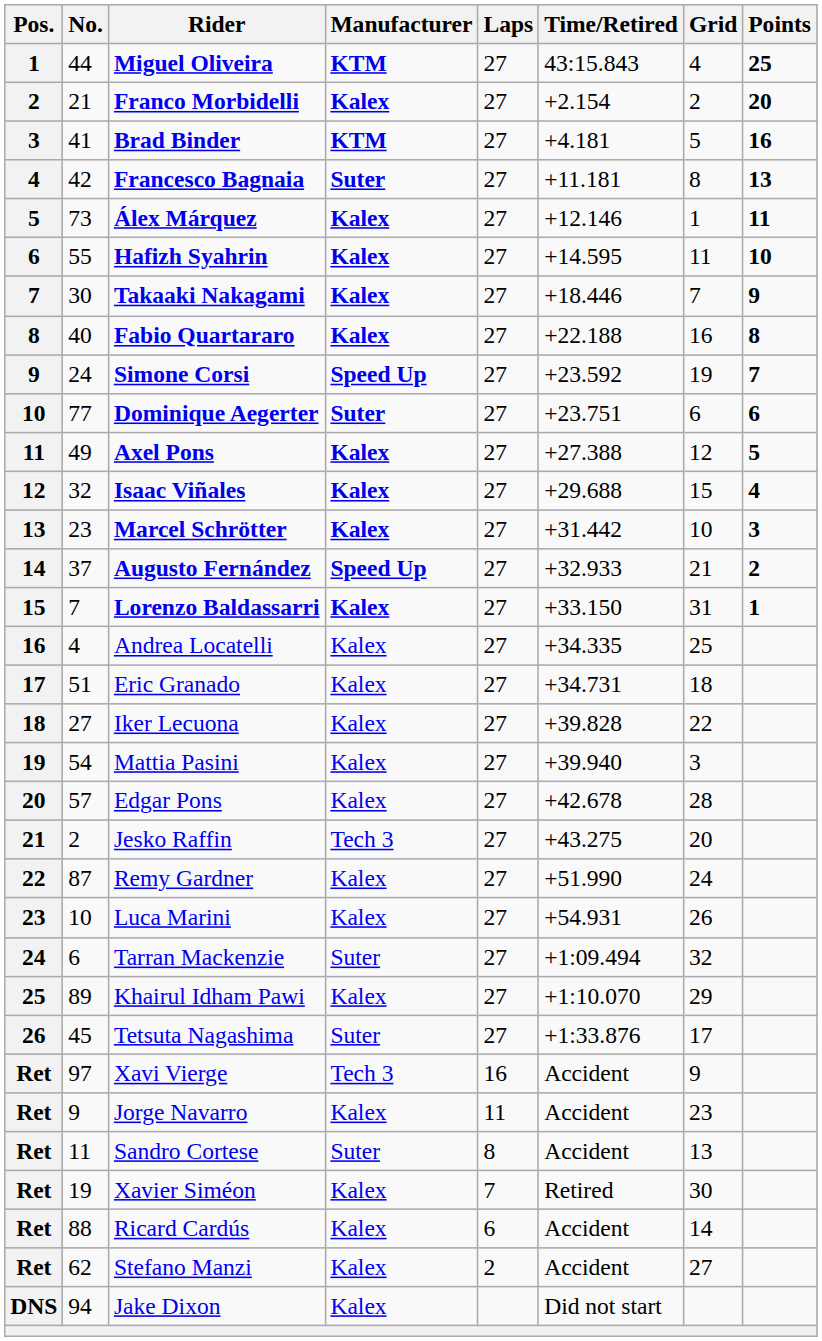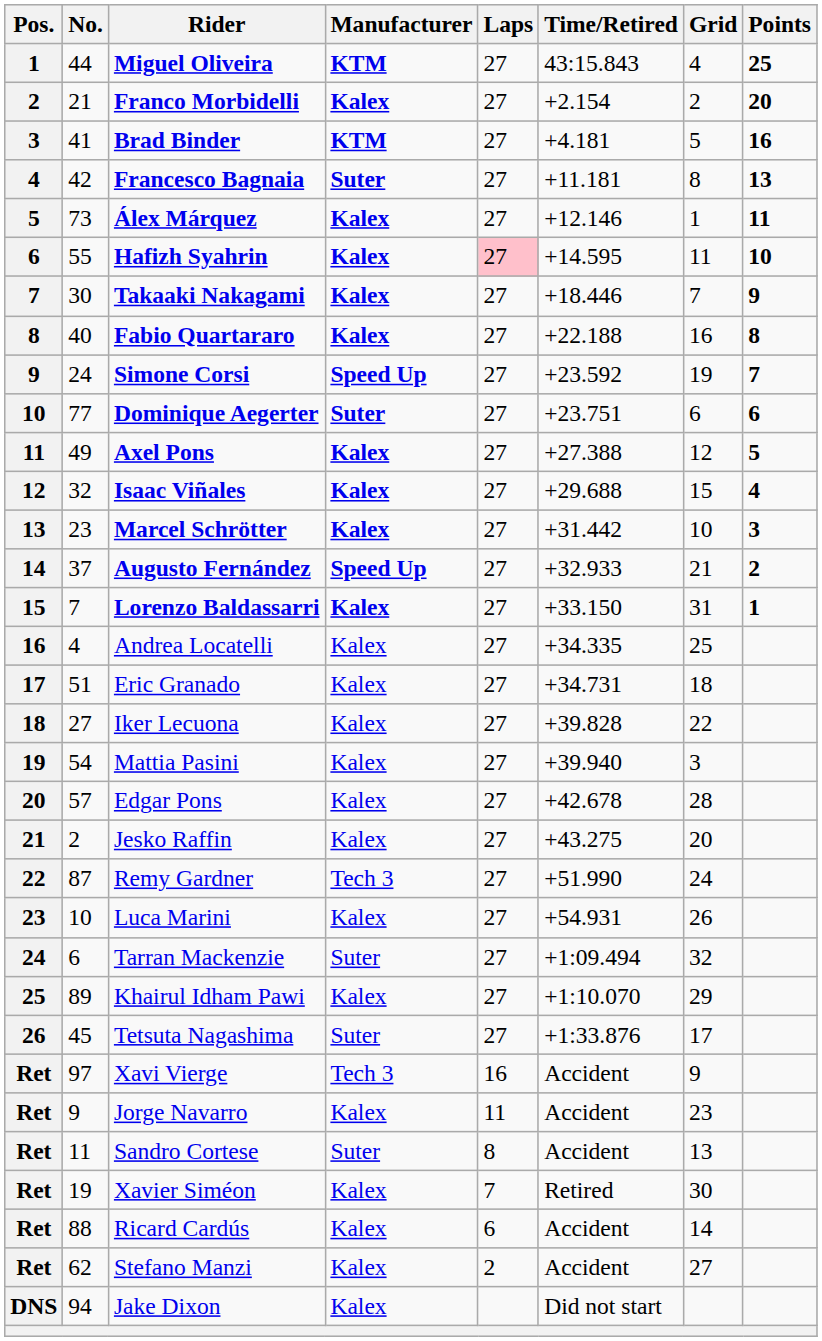(495, 257) no background -> (495, 257) pink background
(362, 839) Tech 3 -> (359, 839) Kalex
(359, 878) Kalex -> (362, 878) Tech 3
